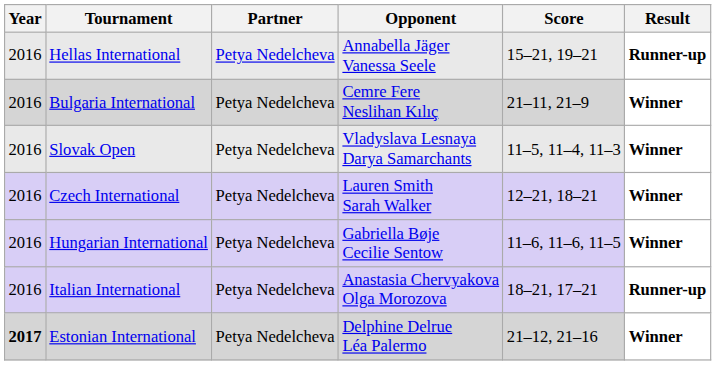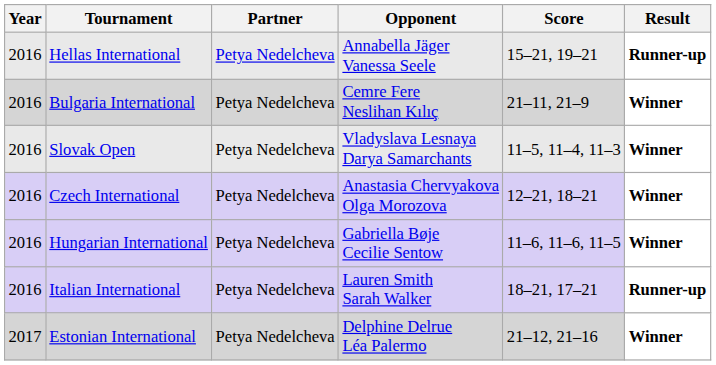(388, 196) Lauren Smith Sarah Walker -> (421, 196) Anastasia Chervyakova Olga Morozova
(421, 289) Anastasia Chervyakova Olga Morozova -> (388, 289) Lauren Smith Sarah Walker
(25, 336) bold -> (25, 336) normal
